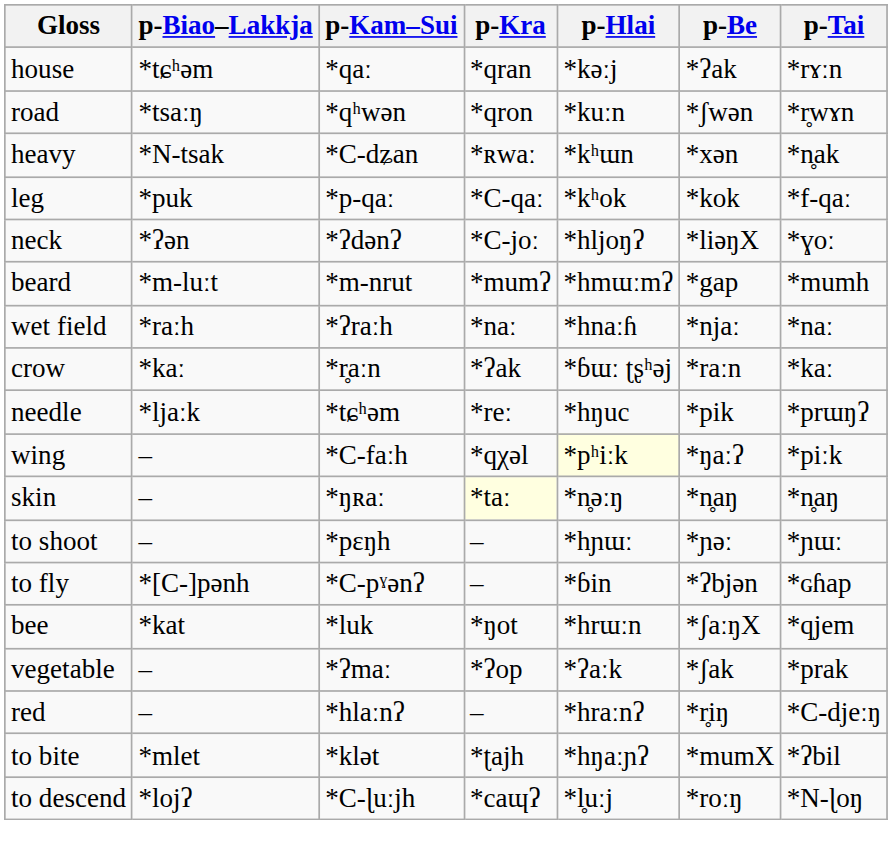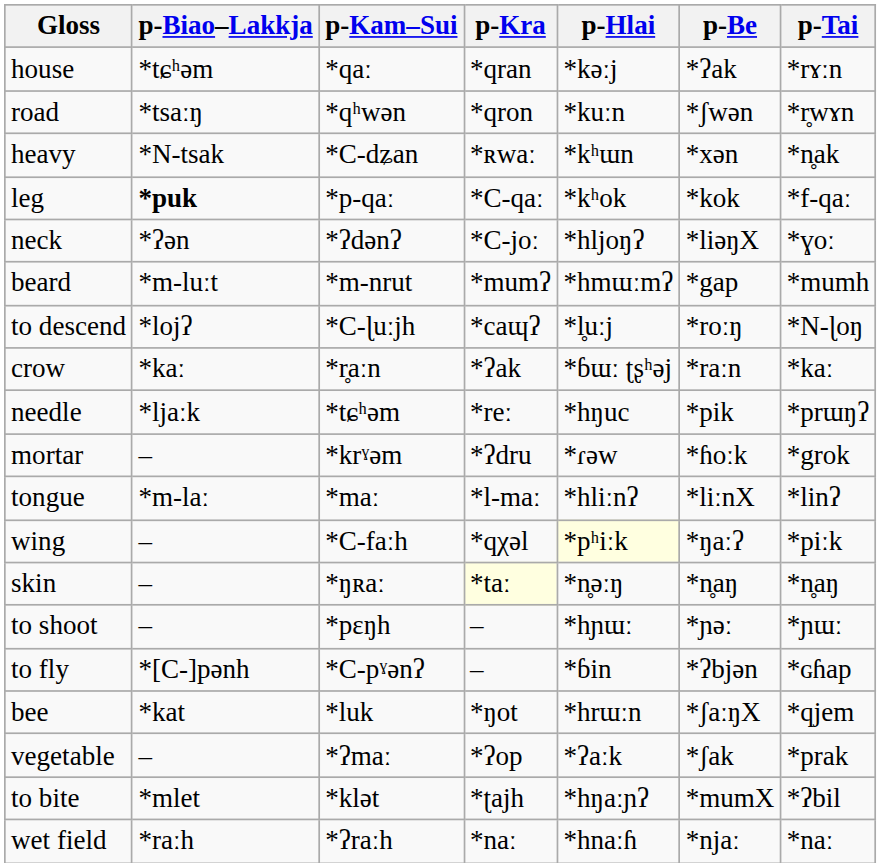(165, 197) normal -> (168, 197) bold
rows swapped: (59, 326) <-> (69, 797)
+ row: (47, 454)
+ row: (48, 497)
- row: (28, 712)
